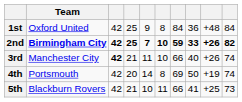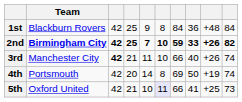(59, 27) Oxford United -> (67, 27) Blackburn Rovers
(67, 89) Blackburn Rovers -> (59, 89) Oxford United
(162, 89) no background -> (162, 89) lavender background
